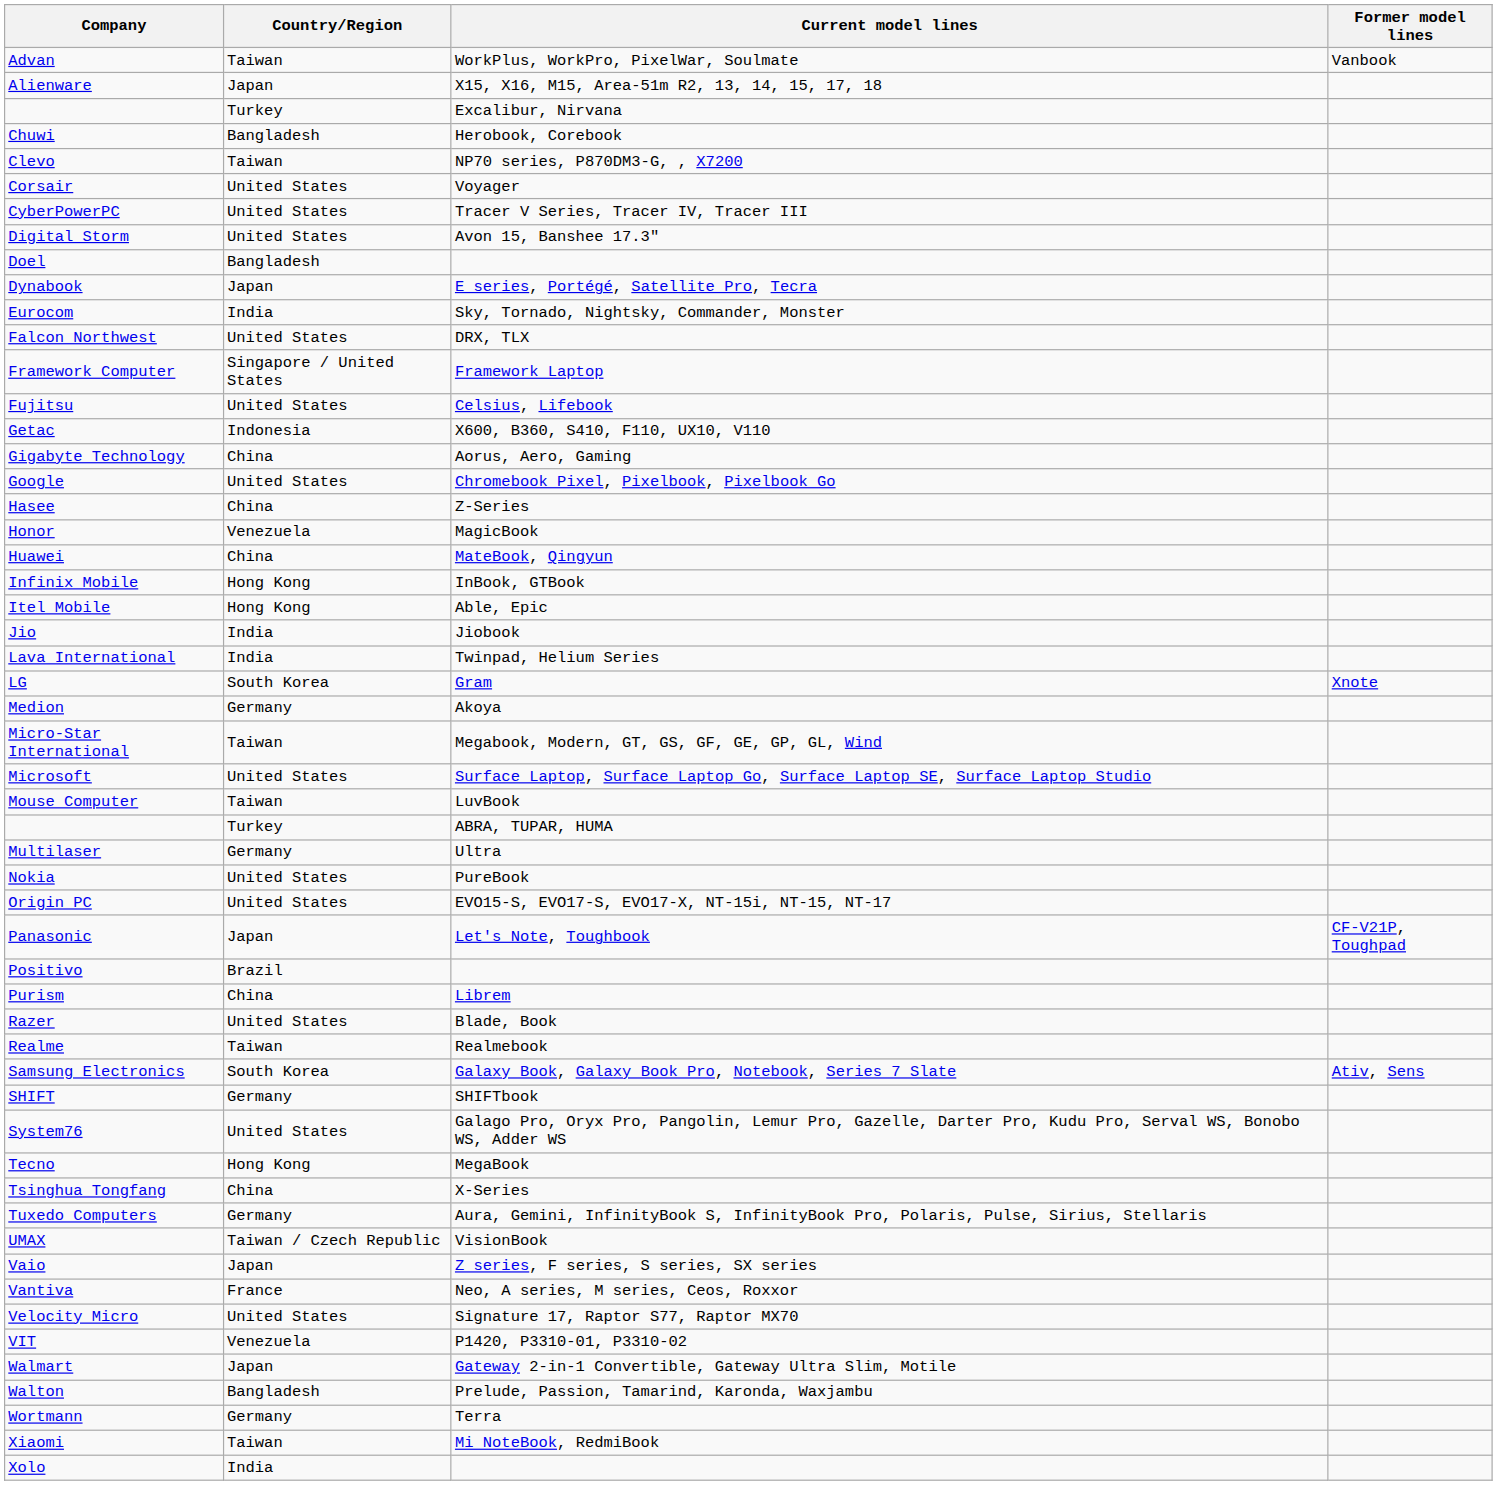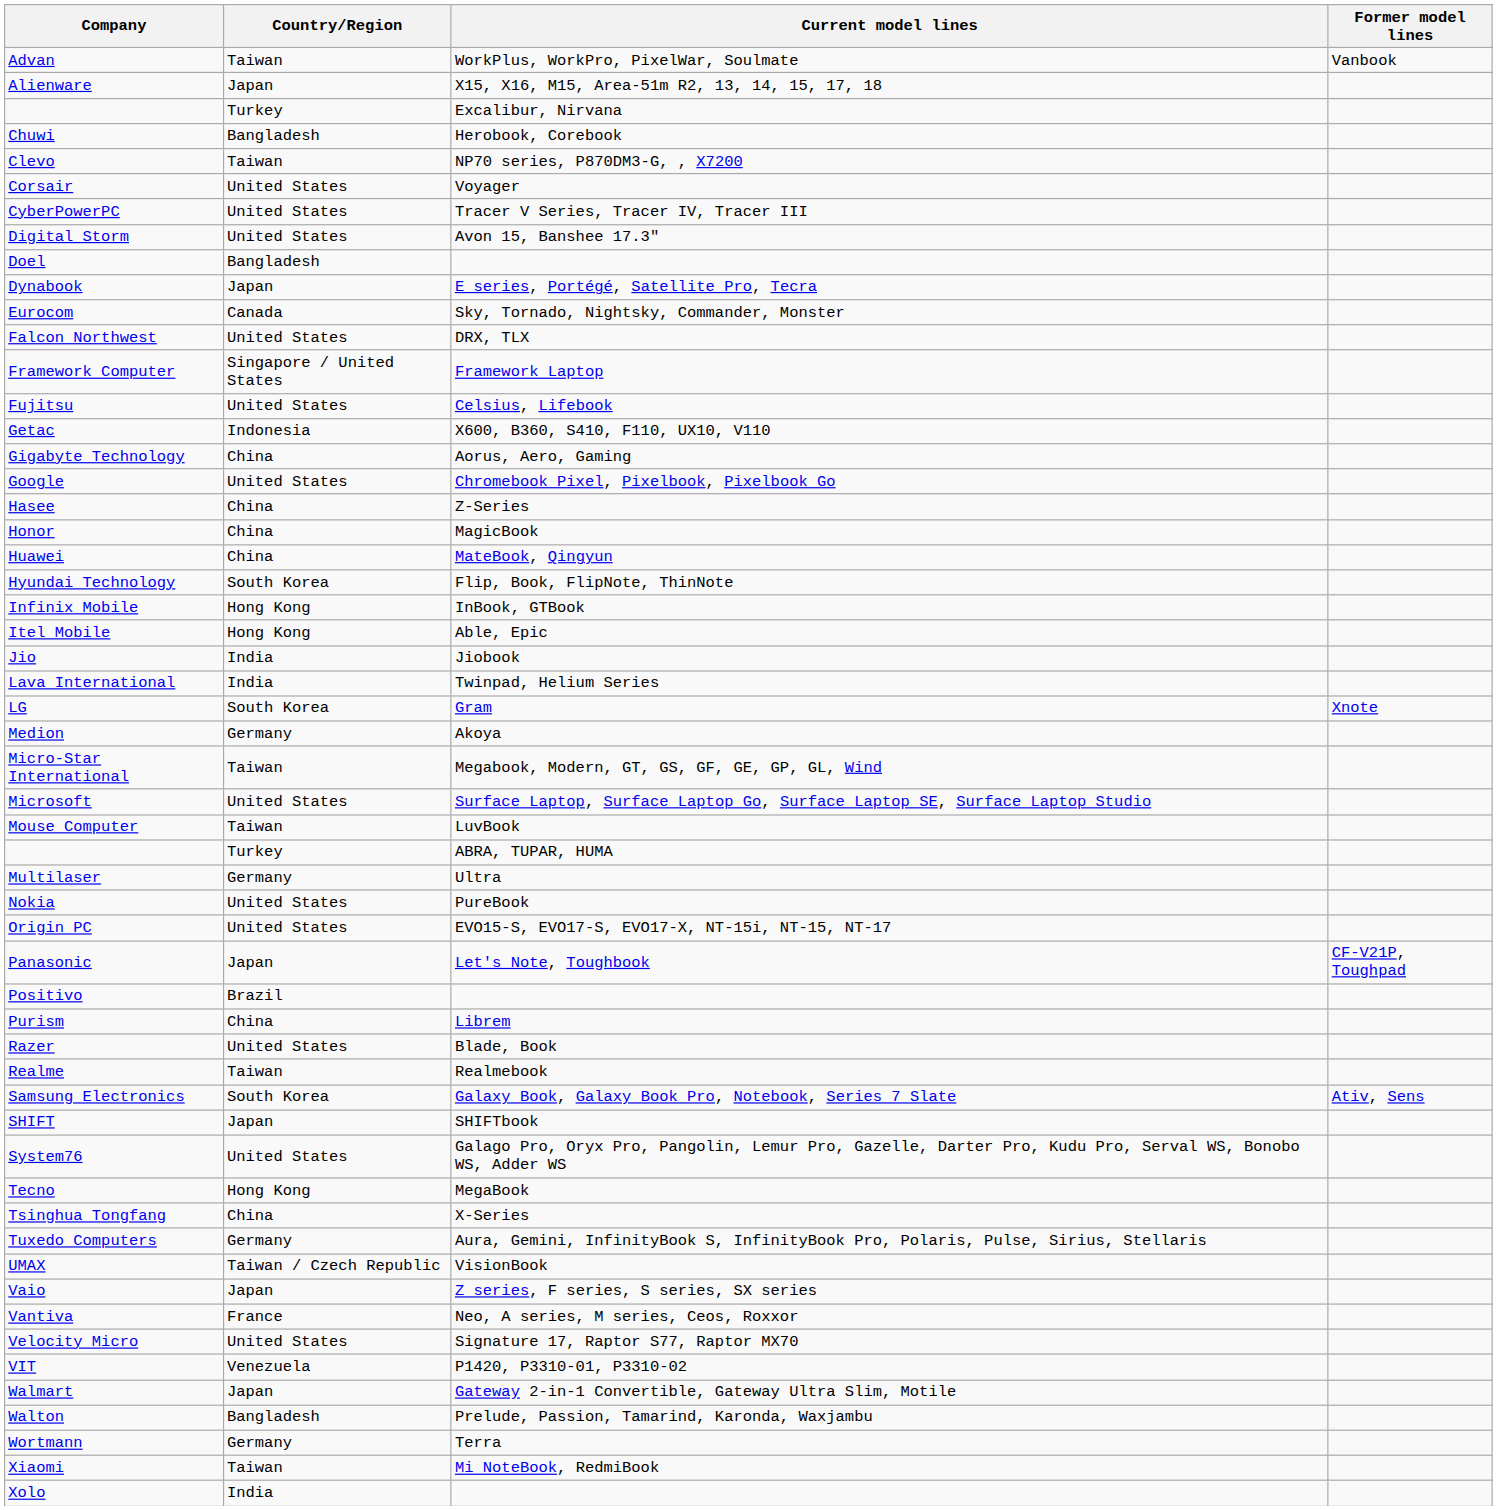(250, 312) India -> (255, 312) Canada
(269, 532) Venezuela -> (250, 532) China
+ row: (92, 582)
(259, 1097) Germany -> (250, 1122) Japan
